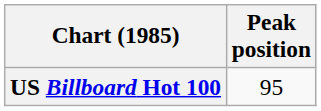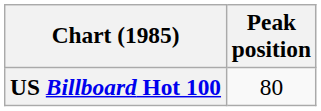(271, 86) 95 -> (271, 86) 80
